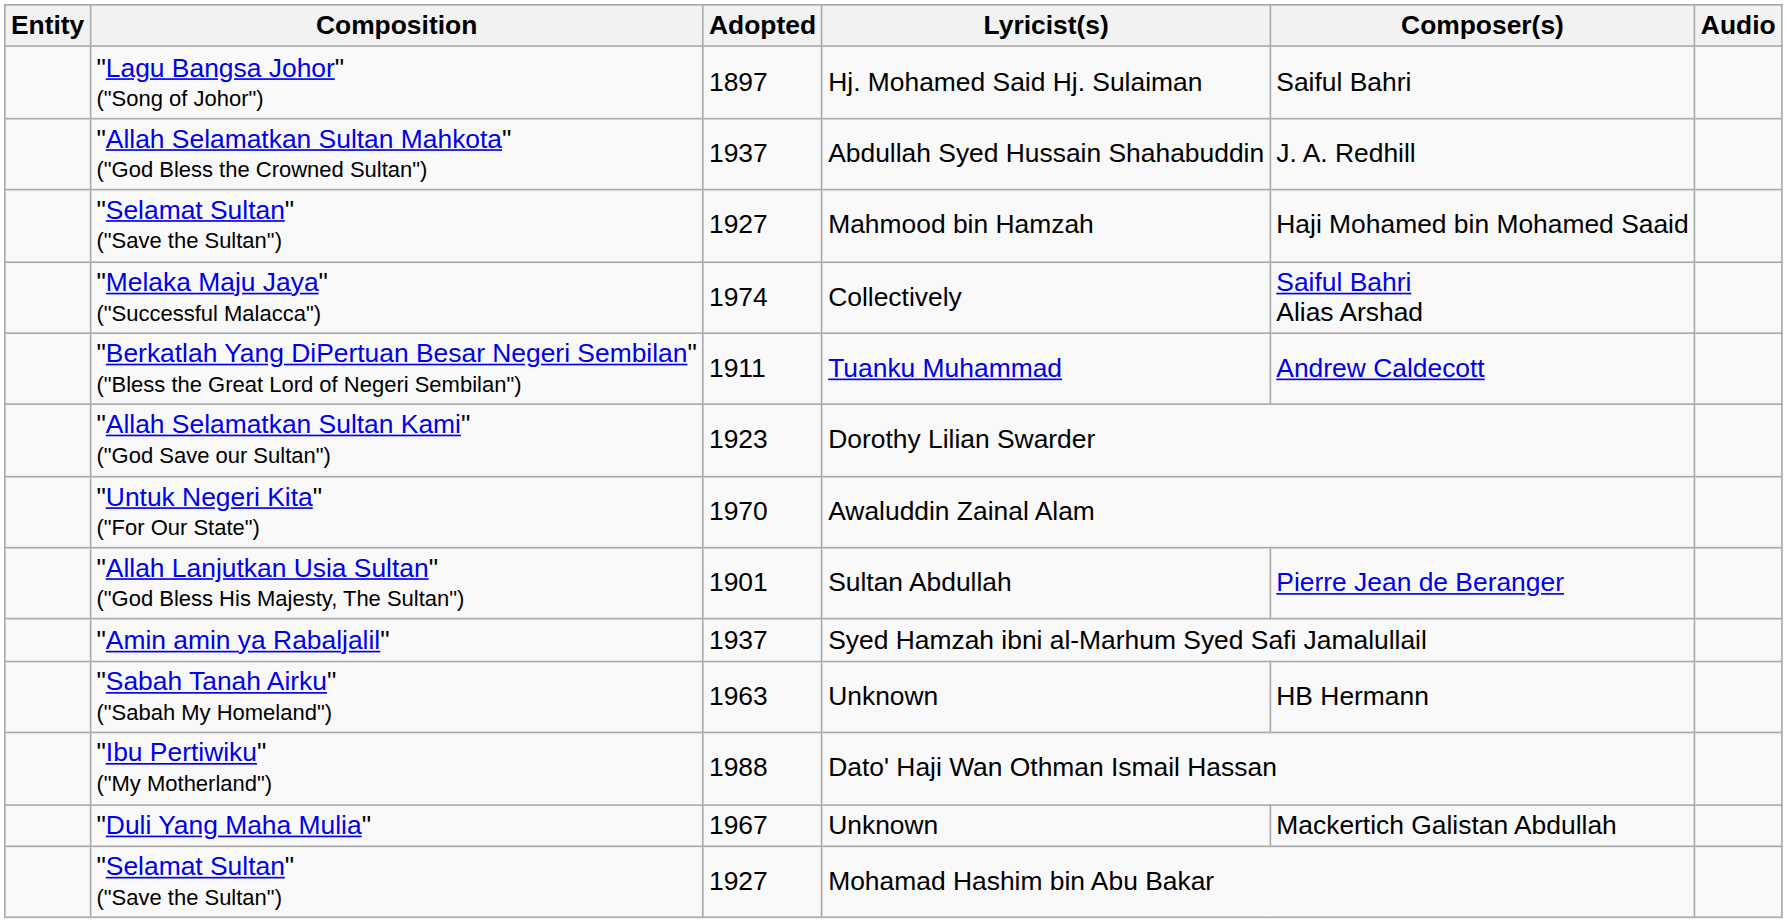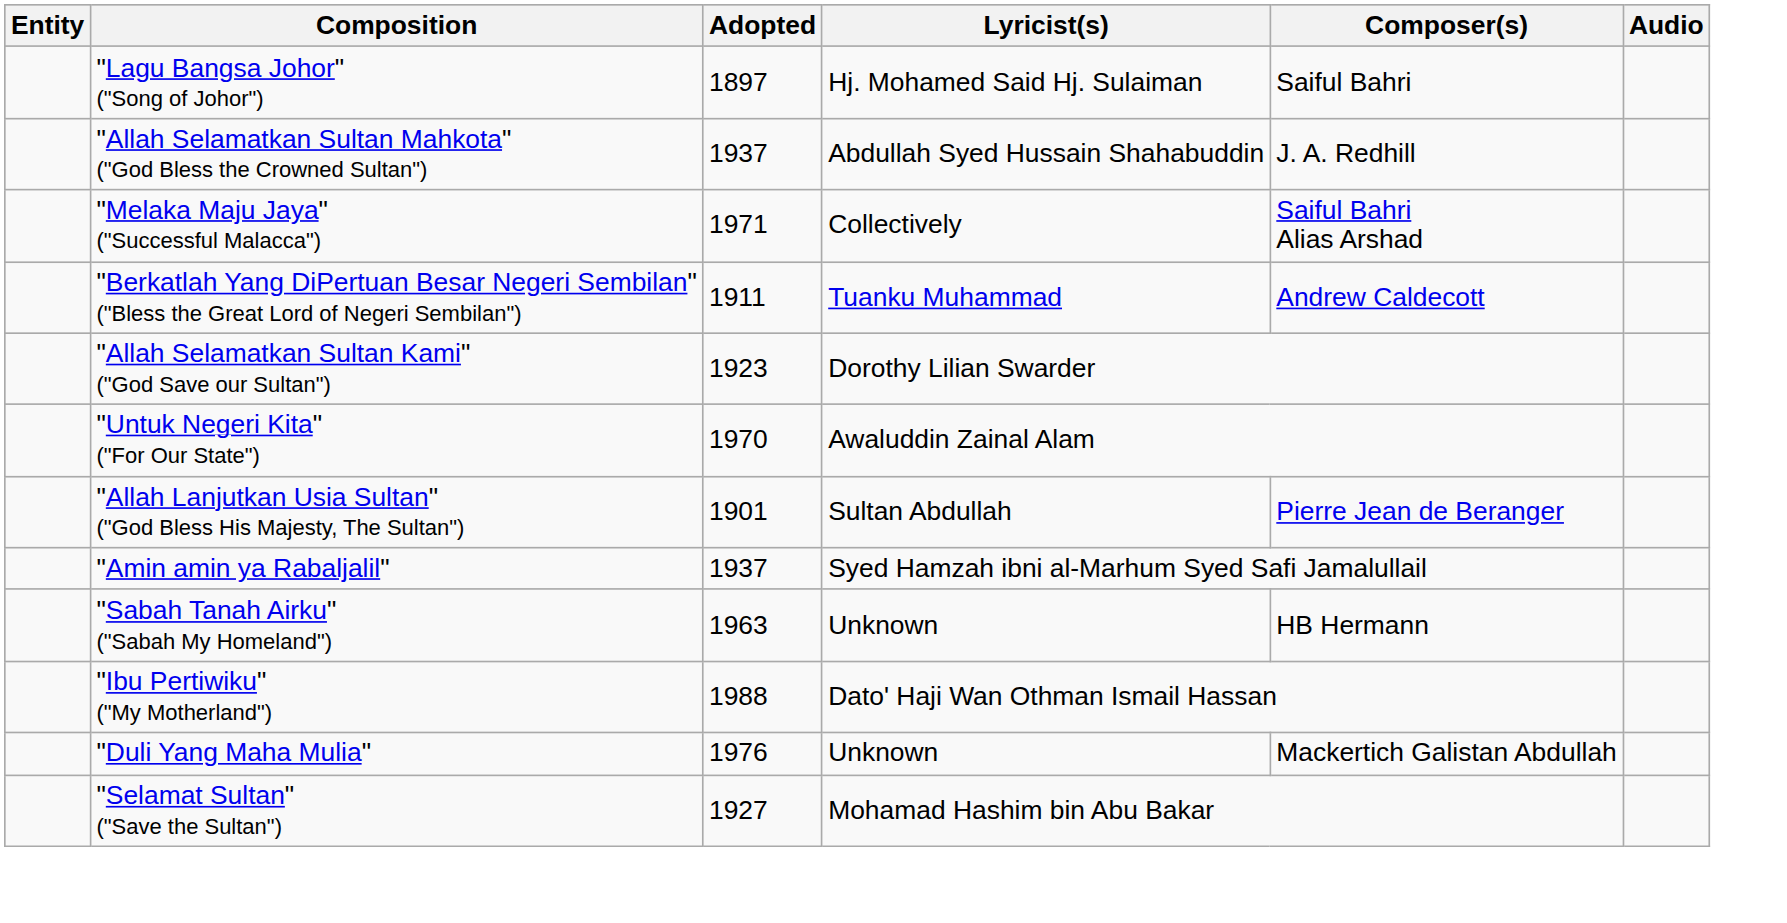- row: (195, 225)
(738, 296) 1974 -> (738, 225) 1971
(738, 824) 1967 -> (738, 753) 1976
